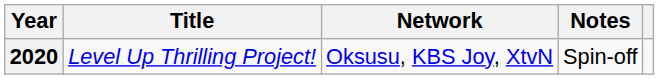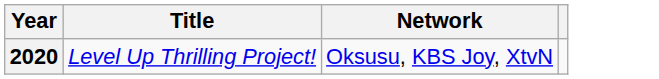- column: (600, 21)
